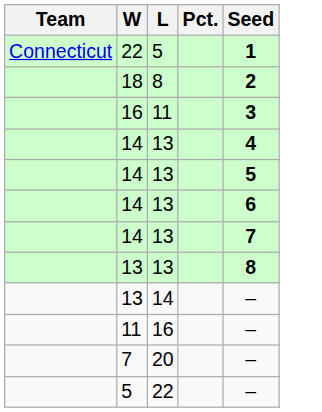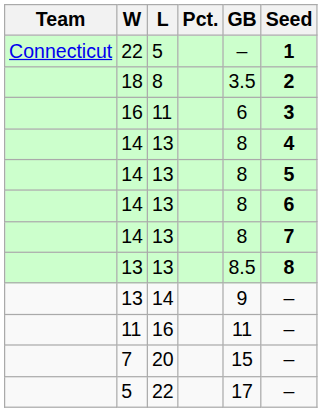+ column: (242, 19)
